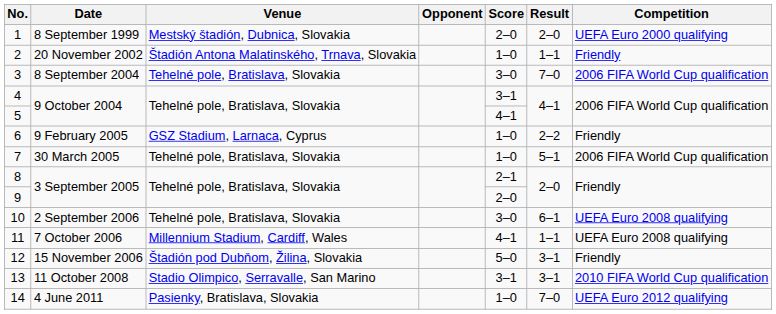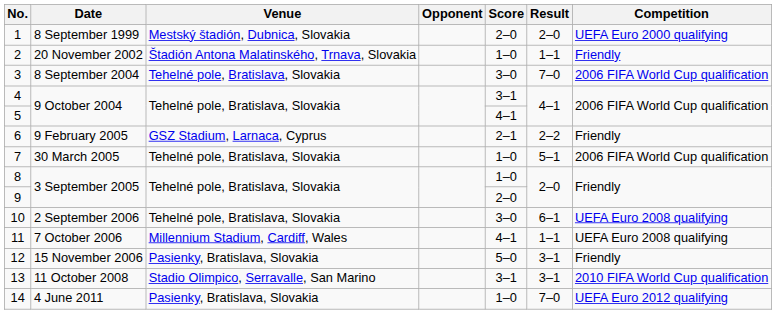(506, 136) 1–0 -> (506, 136) 2–1
(506, 177) 2–1 -> (506, 177) 1–0
(255, 258) Štadión pod Dubňom, Žilina, Slovakia -> (234, 258) Pasienky, Bratislava, Slovakia
